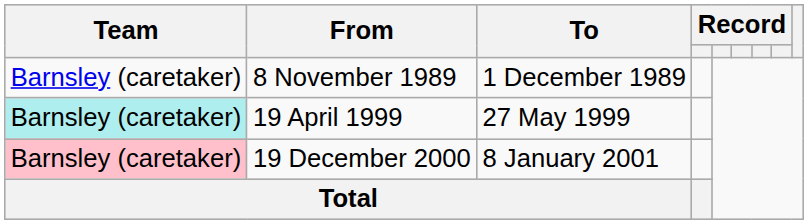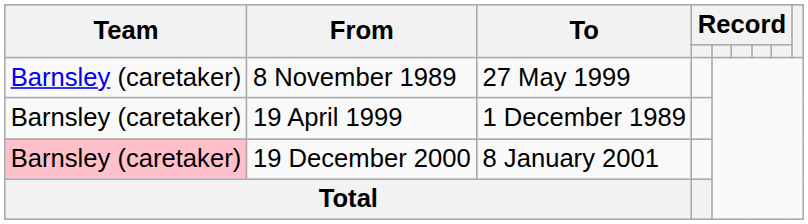(584, 77) 1 December 1989 -> (557, 77) 27 May 1999
(126, 117) paleturquoise background -> (126, 117) no background
(557, 117) 27 May 1999 -> (584, 117) 1 December 1989
